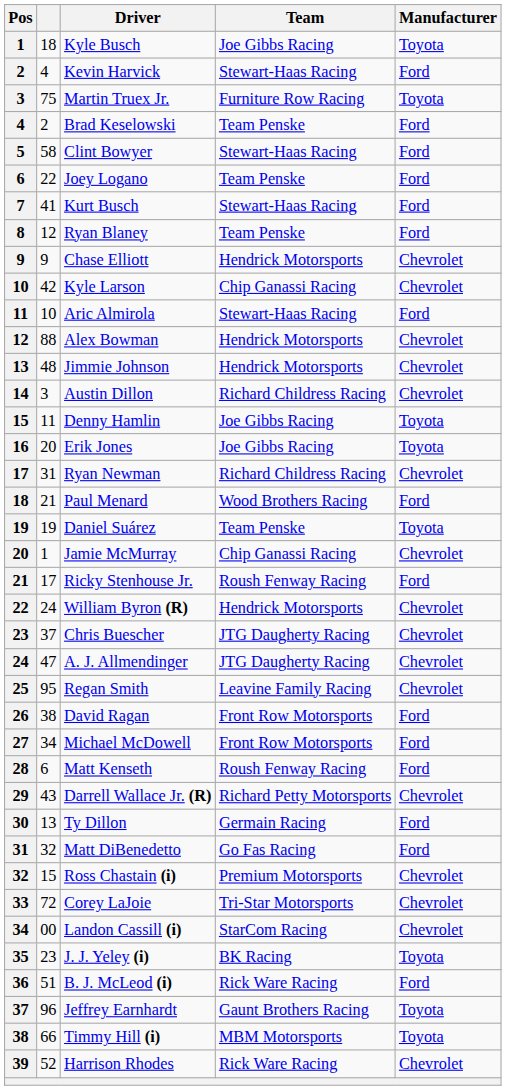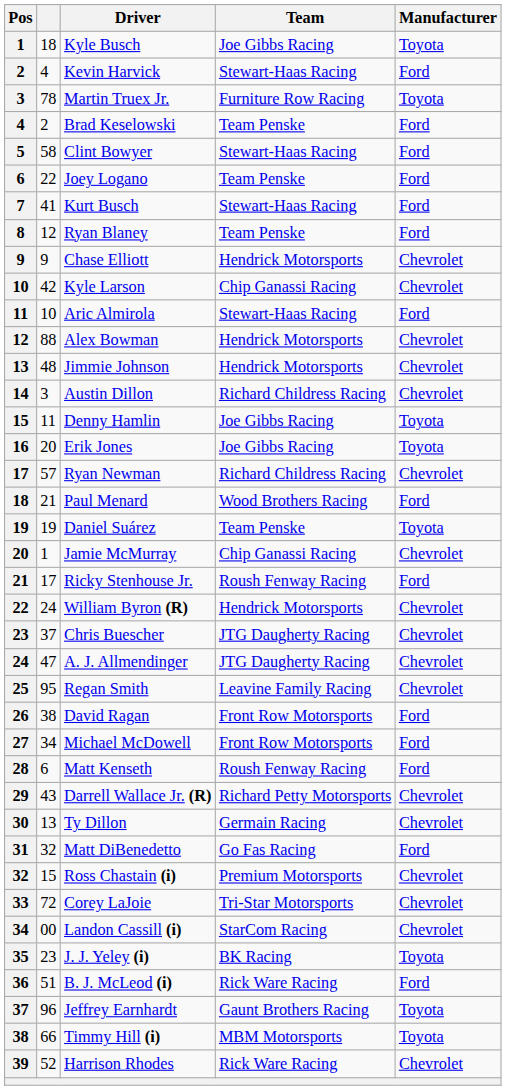(48, 98) 75 -> (48, 98) 78
(48, 473) 31 -> (48, 473) 57
(414, 822) Ford -> (431, 822) Chevrolet
